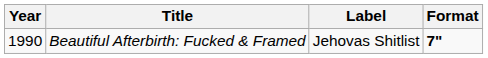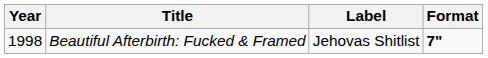(25, 41) 1990 -> (25, 41) 1998
